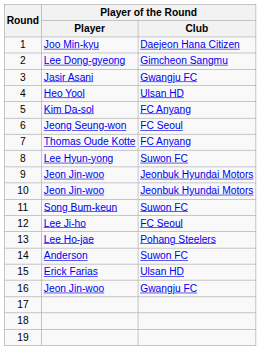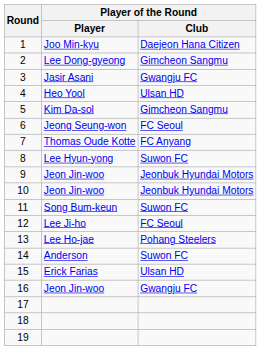(166, 110) FC Anyang -> (184, 110) Gimcheon Sangmu
